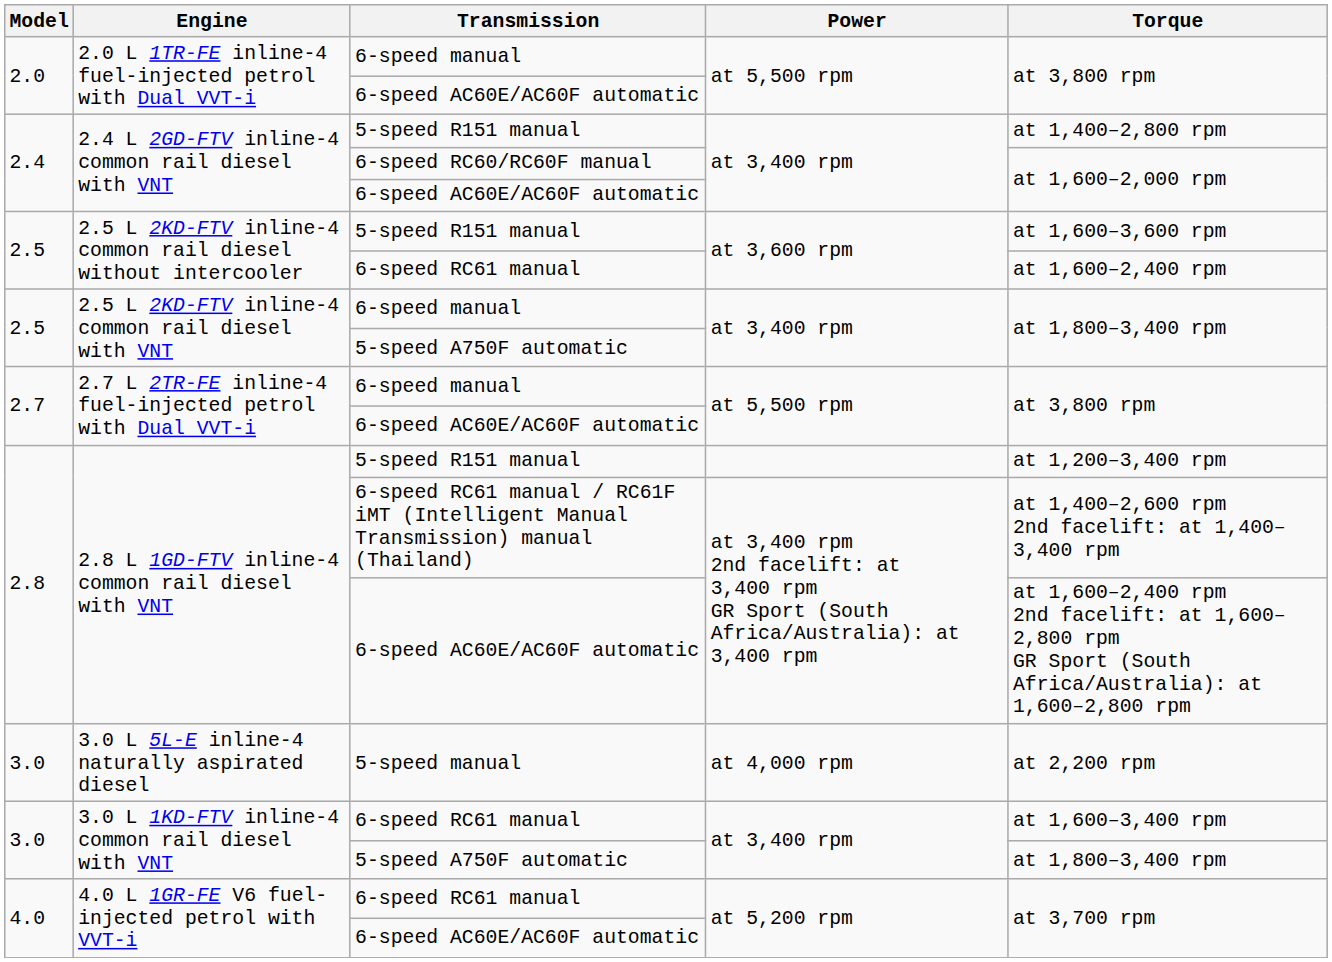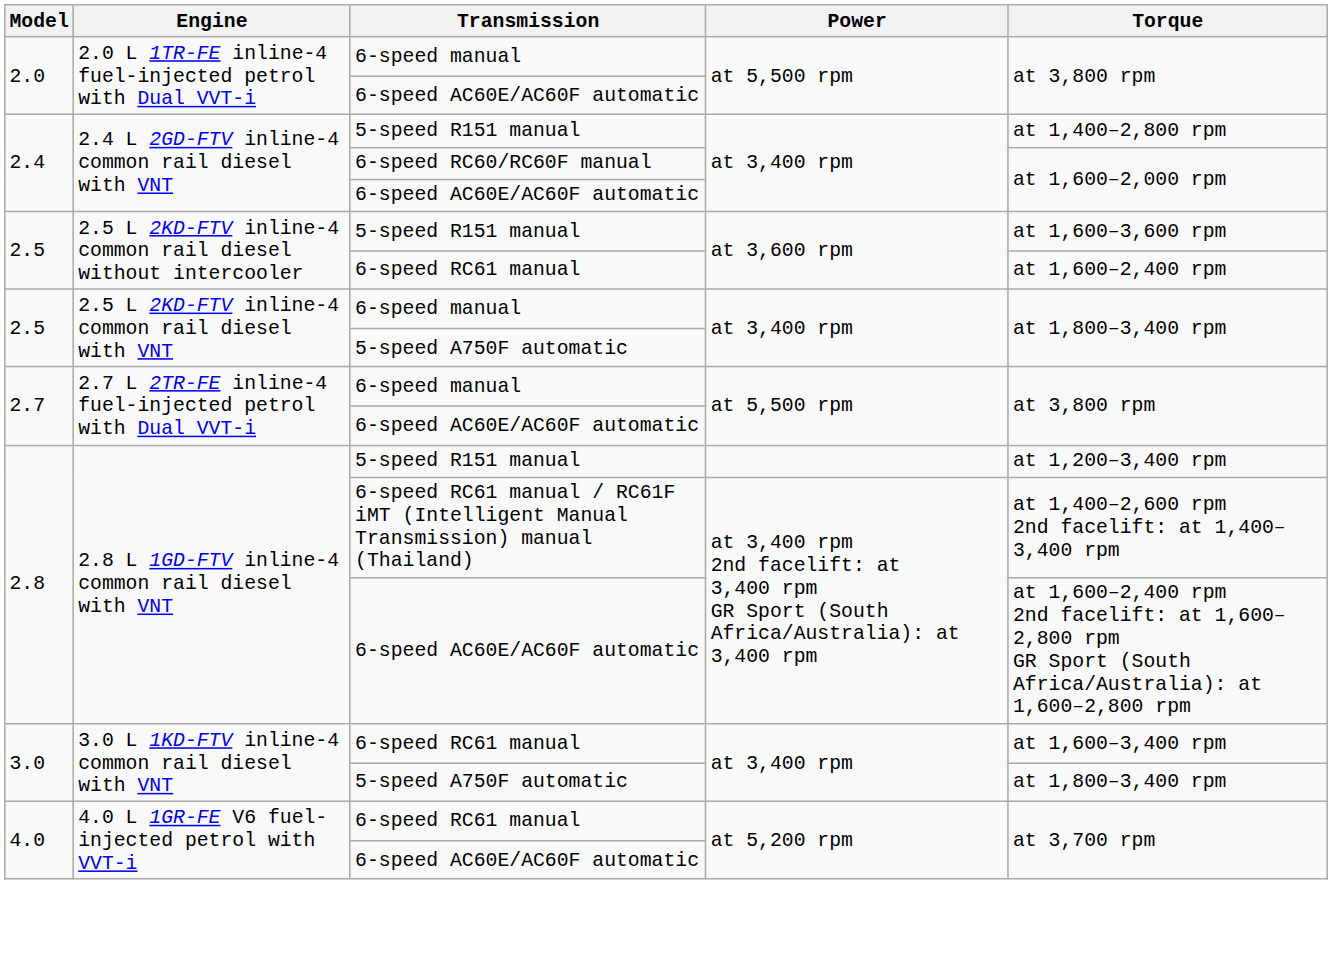- row: (191, 763)
